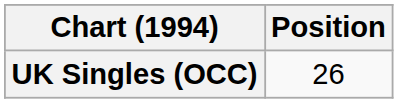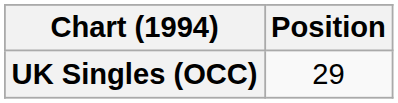(328, 73) 26 -> (328, 73) 29
